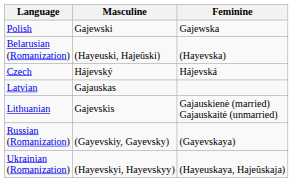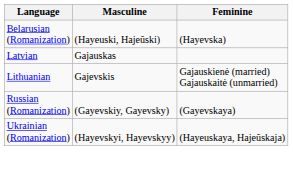- row: (19, 28)
- row: (19, 71)
